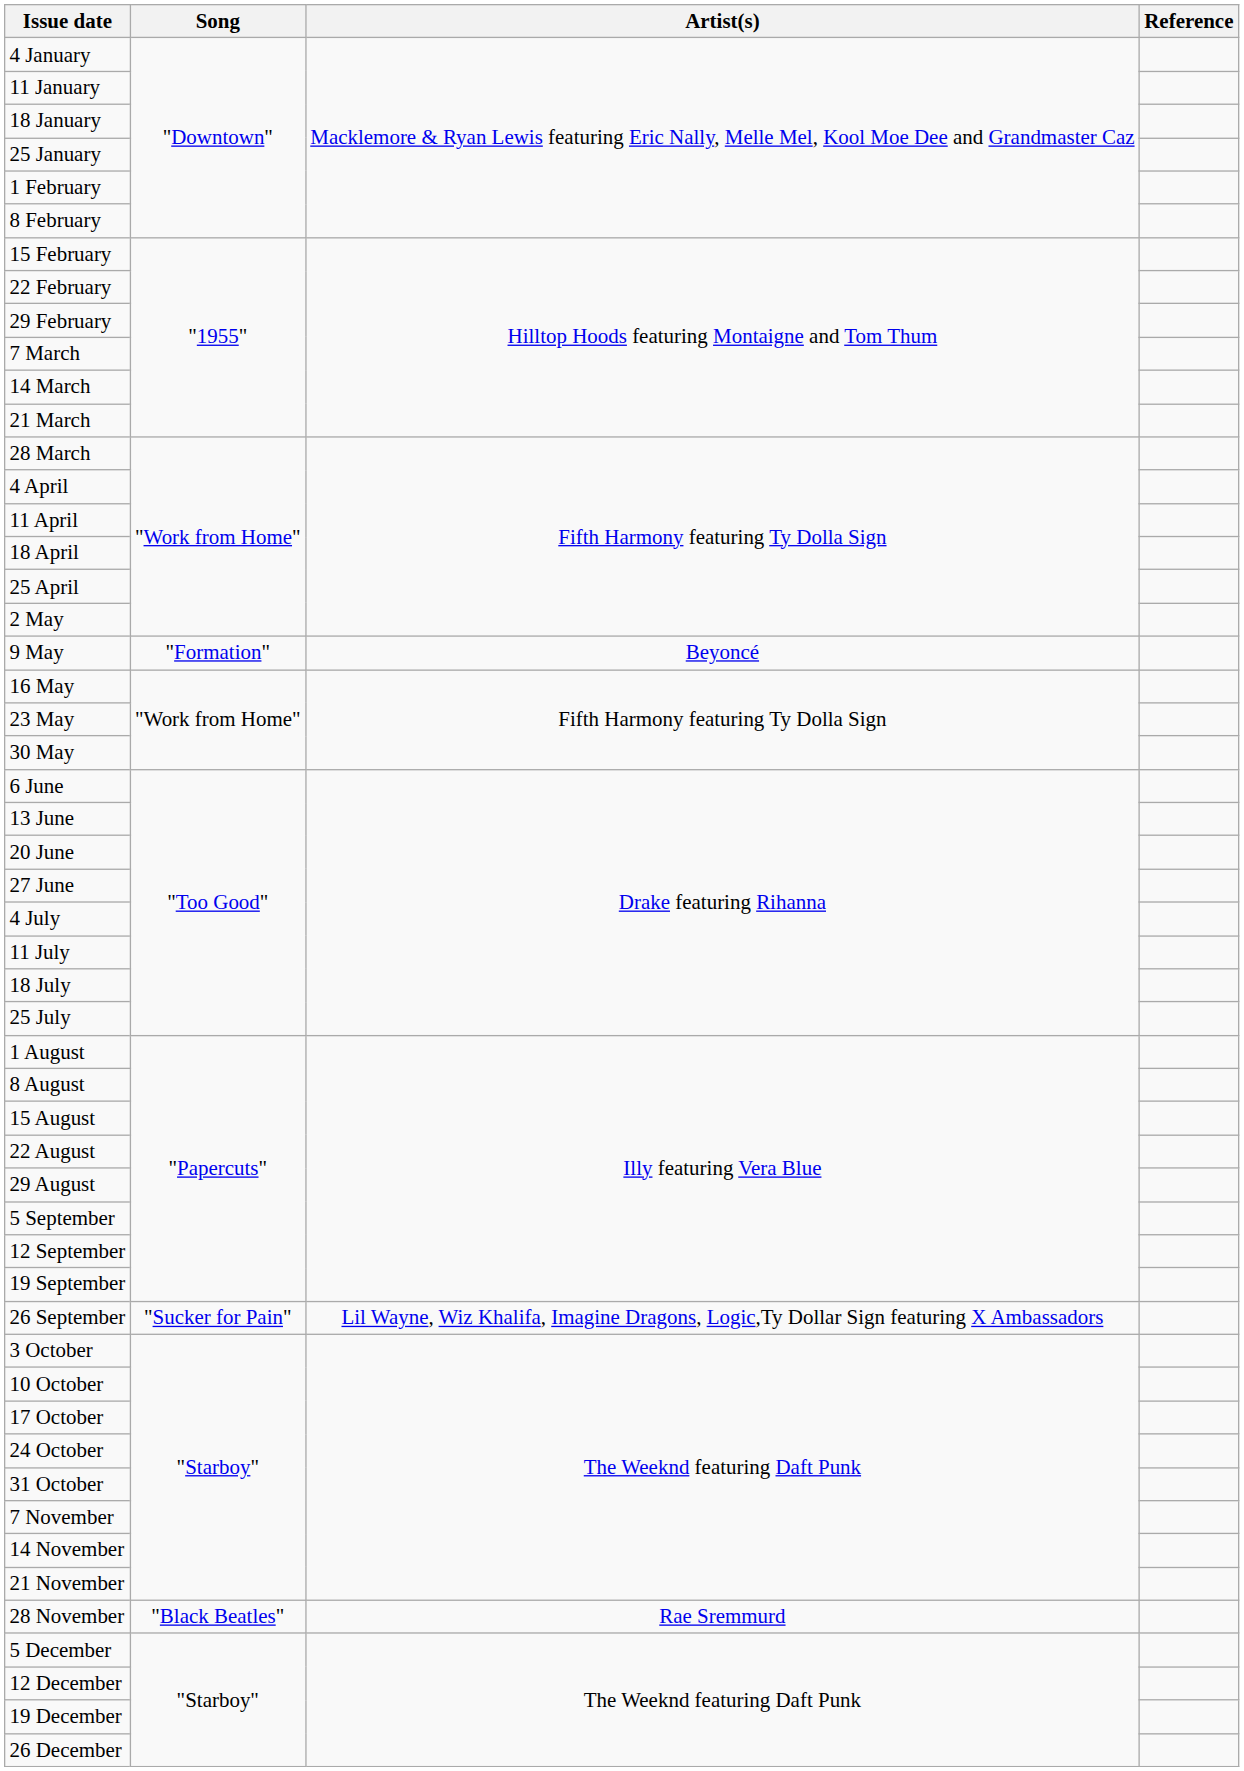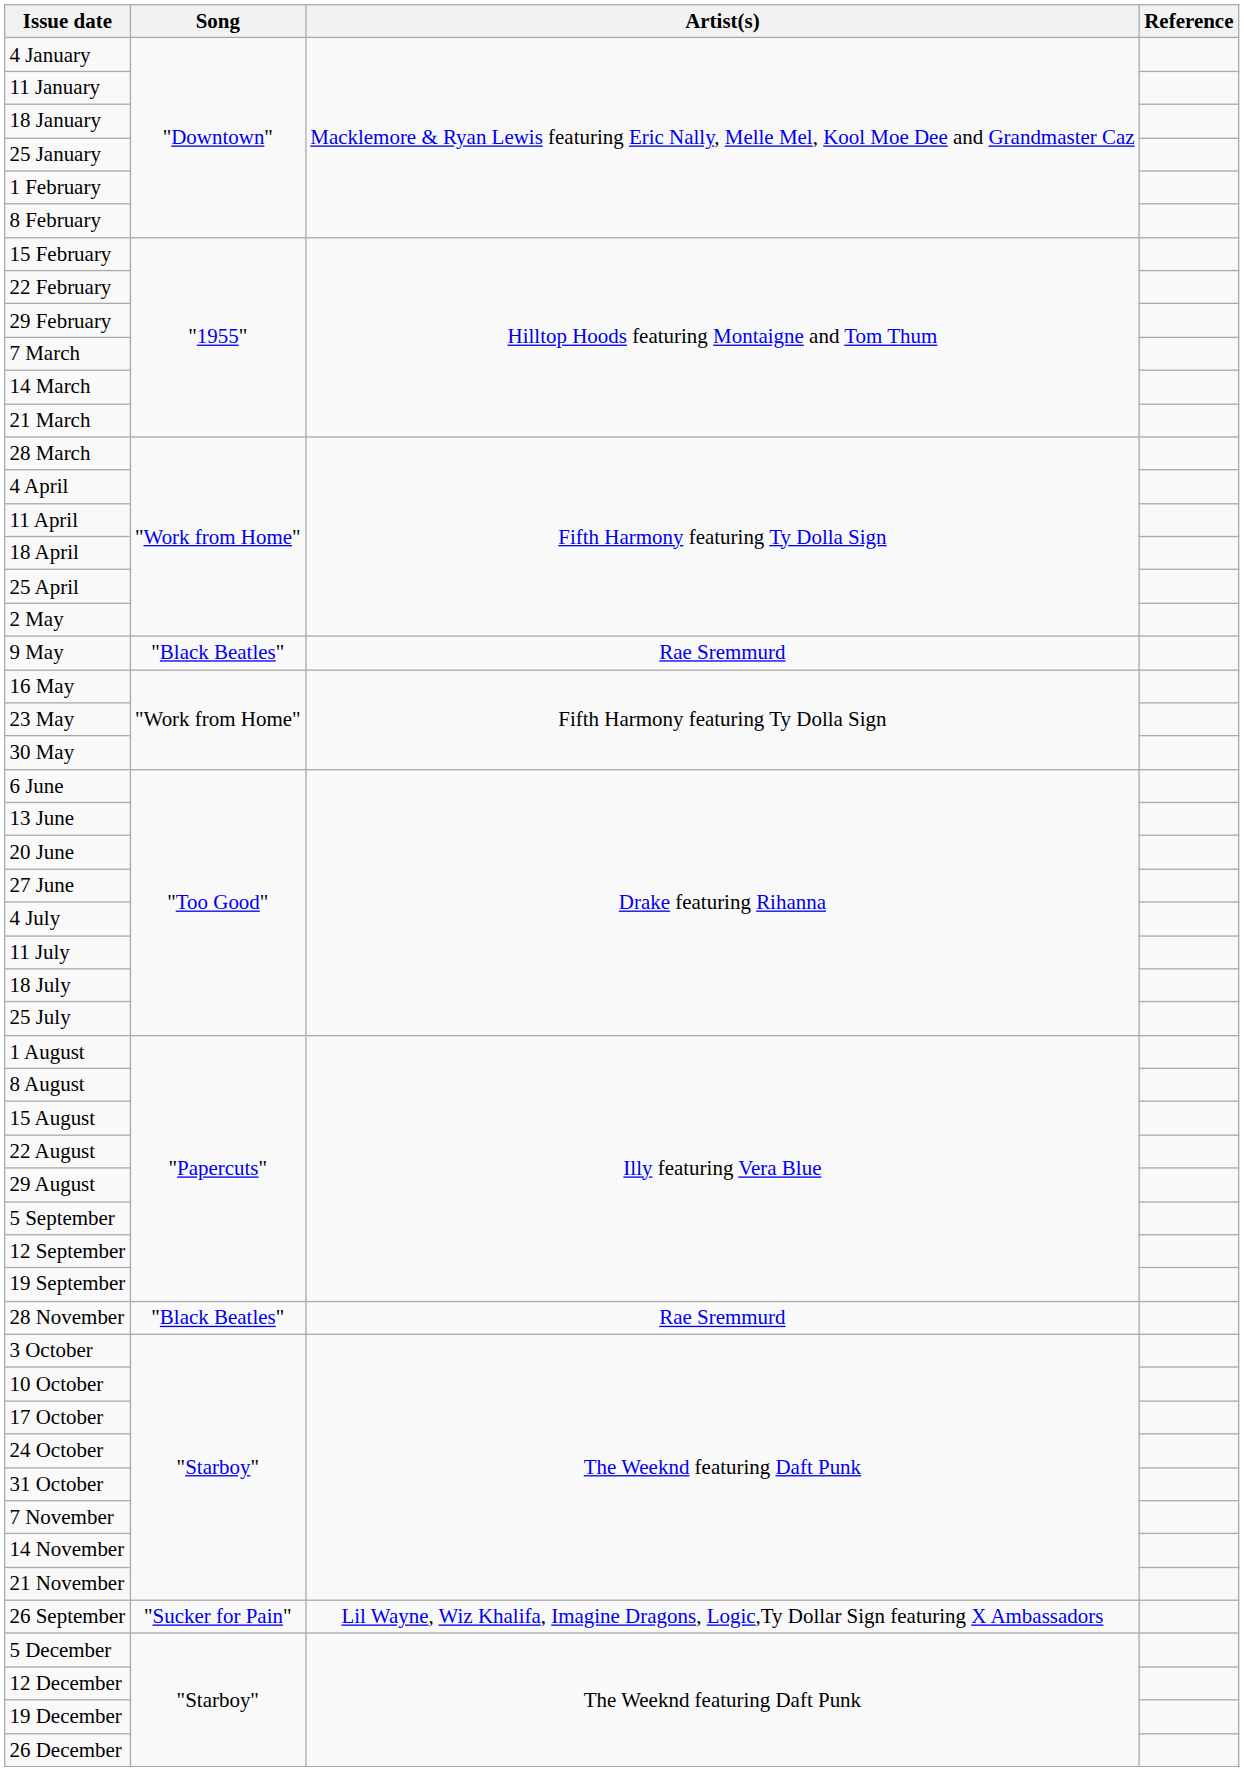(218, 652) "Formation" -> (218, 652) "Black Beatles"
(722, 652) Beyoncé -> (722, 652) Rae Sremmurd
rows swapped: (67, 1317) <-> (67, 1616)
